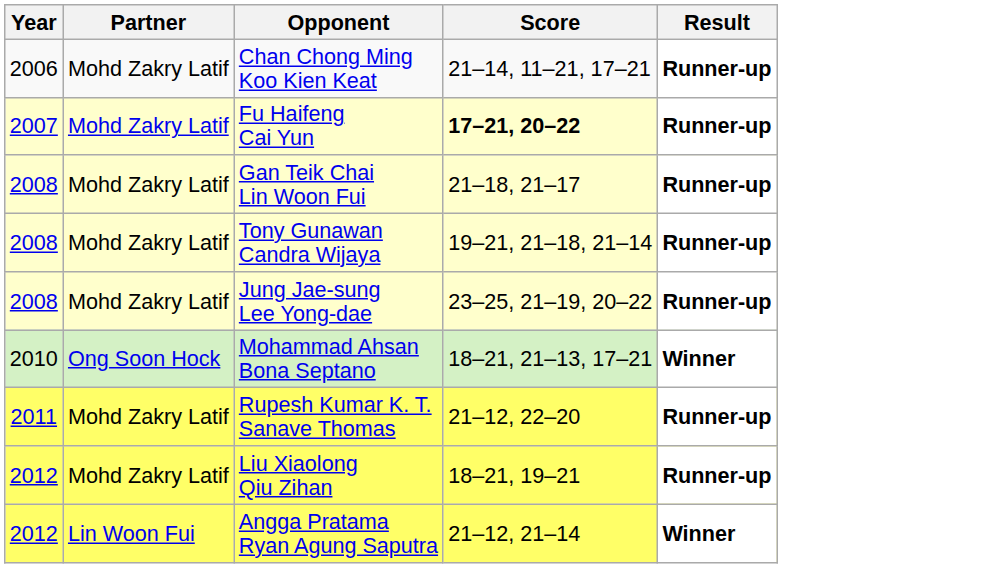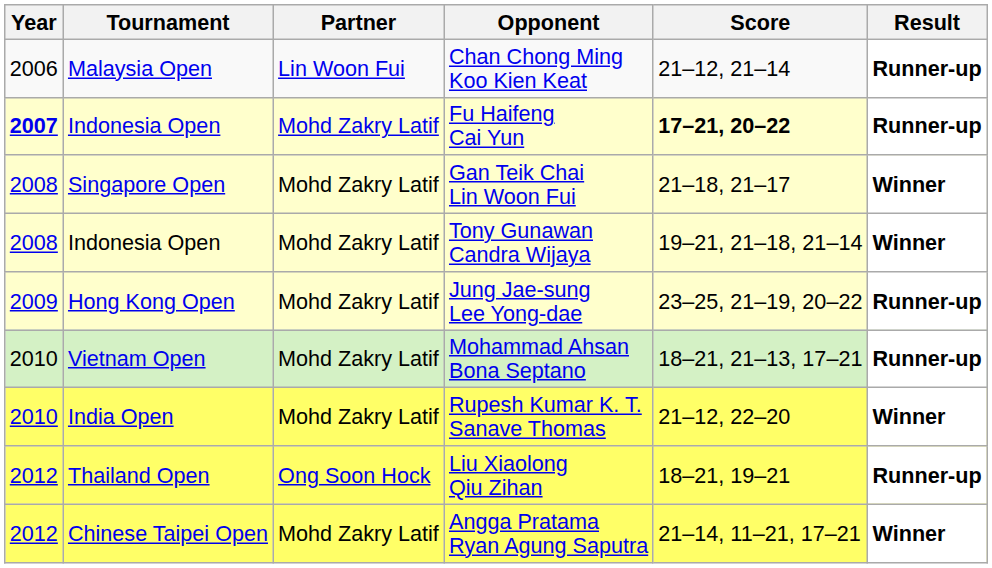+ column: (168, 22)
(148, 68) Mohd Zakry Latif -> (342, 68) Lin Woon Fui
(549, 68) 21–14, 11–21, 17–21 -> (724, 68) 21–12, 21–14
(34, 126) normal -> (34, 126) bold
(717, 185) Runner-up -> (909, 185) Winner
(717, 243) Runner-up -> (909, 243) Winner
(34, 301) 2008 -> (34, 301) 2009
(144, 359) Ong Soon Hock -> (358, 359) Mohd Zakry Latif
(699, 359) Winner -> (927, 359) Runner-up
(34, 417) 2011 -> (34, 417) 2010
(717, 417) Runner-up -> (909, 417) Winner
(148, 475) Mohd Zakry Latif -> (354, 475) Ong Soon Hock
(131, 533) Lin Woon Fui -> (358, 533) Mohd Zakry Latif
(514, 533) 21–12, 21–14 -> (760, 533) 21–14, 11–21, 17–21
